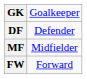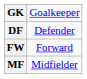rows swapped: (16, 47) <-> (16, 64)
